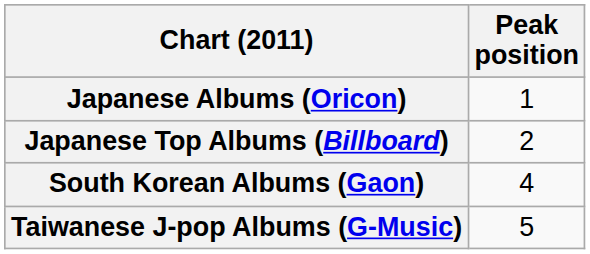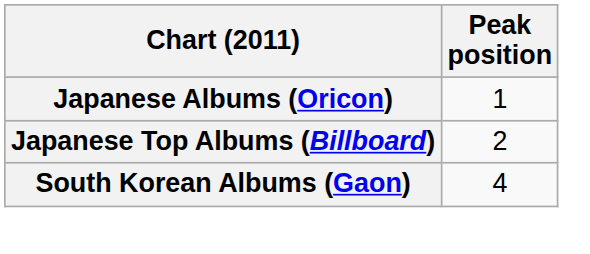- row: (237, 226)
